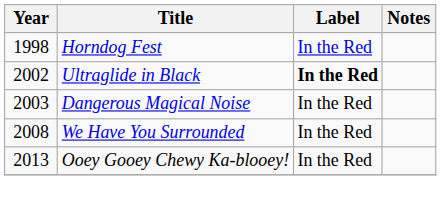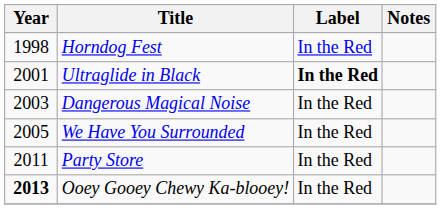(31, 75) 2002 -> (31, 75) 2001
(31, 132) 2008 -> (31, 132) 2005
+ row: (102, 160)
(31, 160) normal -> (31, 189) bold
